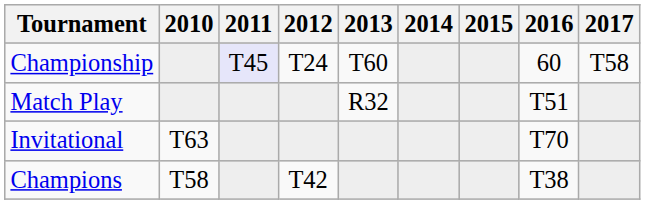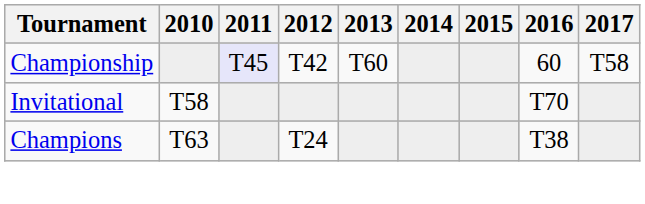(308, 62) T24 -> (308, 62) T42
- row: (67, 101)
(189, 140) T63 -> (189, 101) T58
(189, 179) T58 -> (189, 140) T63
(308, 179) T42 -> (308, 140) T24
